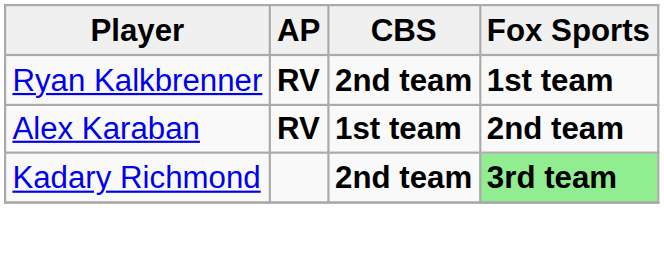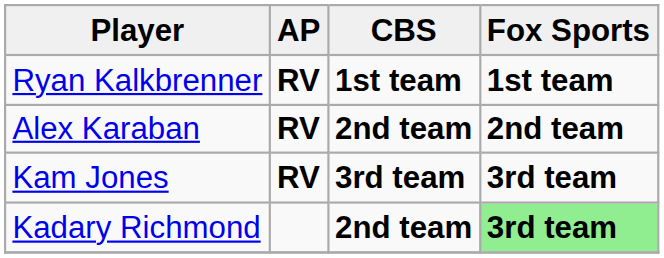(404, 80) 2nd team -> (398, 80) 1st team
(398, 129) 1st team -> (404, 129) 2nd team
+ row: (91, 178)
